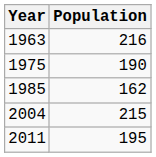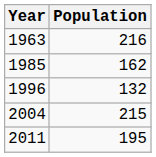- row: (27, 65)
+ row: (27, 90)
